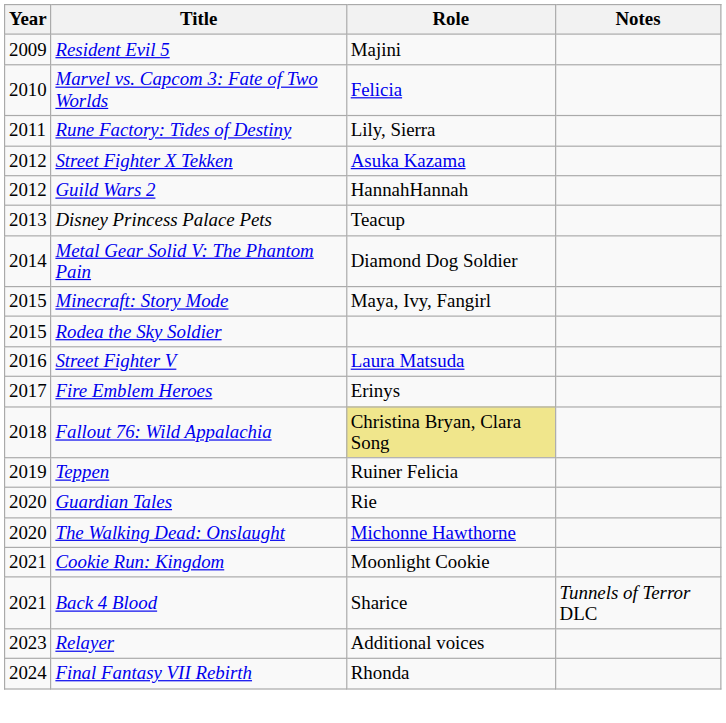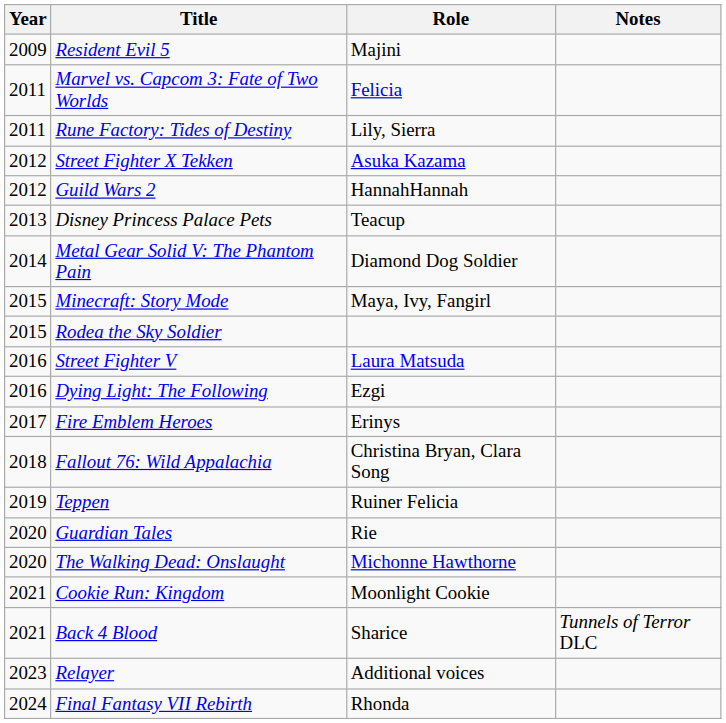(28, 89) 2010 -> (27, 89) 2011
+ row: (162, 391)
(436, 431) khaki background -> (436, 461) no background
